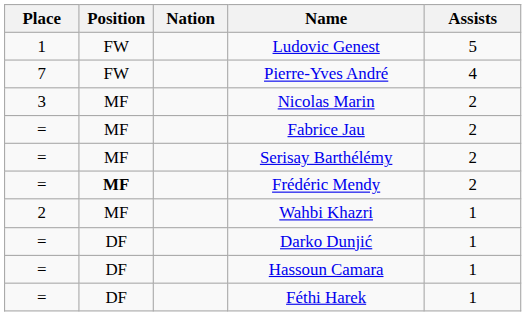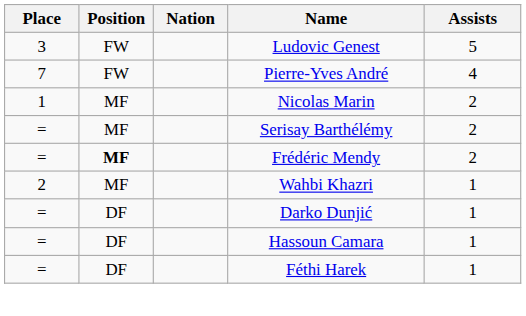(42, 46) 1 -> (42, 46) 3
(42, 102) 3 -> (42, 102) 1
- row: (326, 129)
